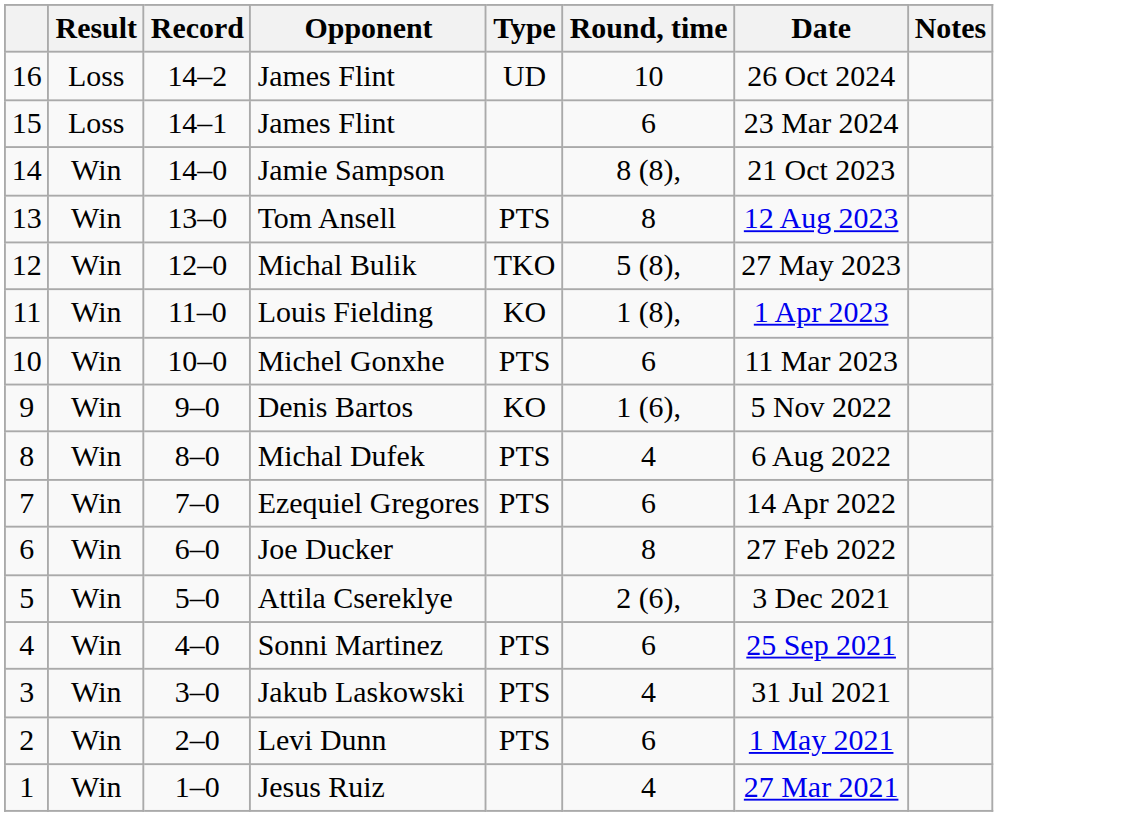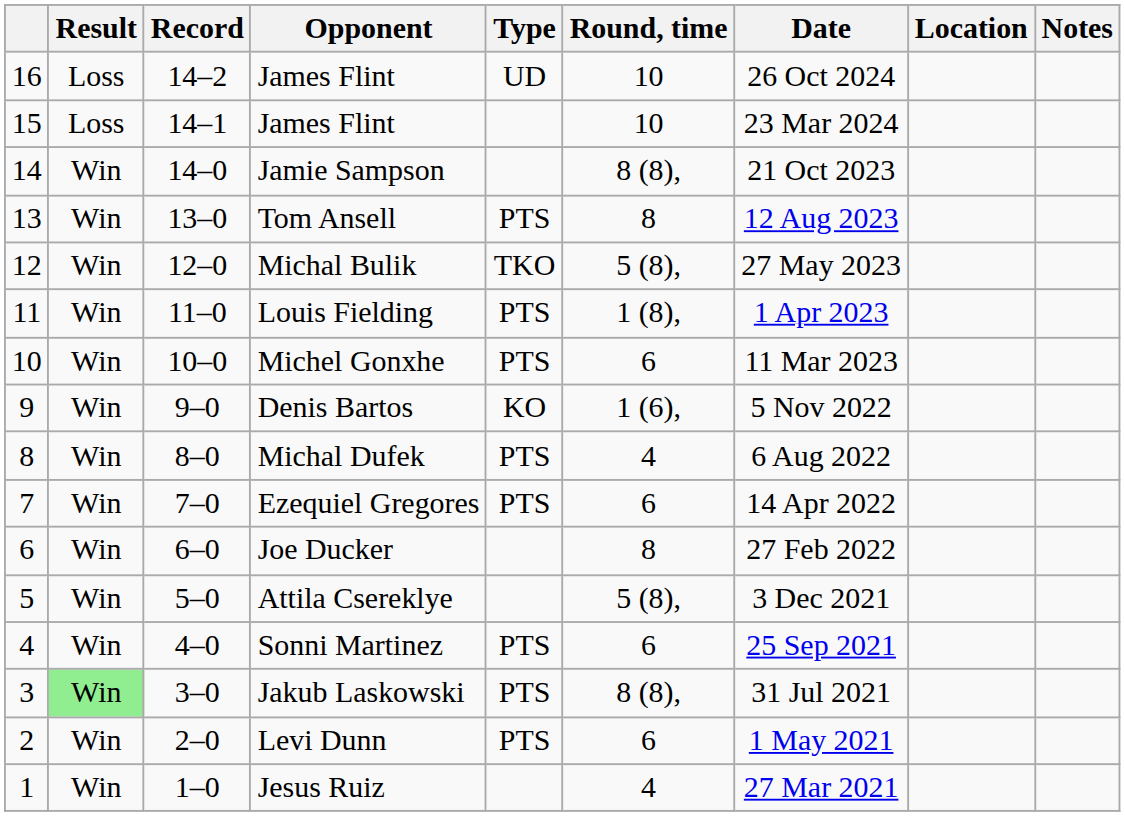+ column: (971, 28)
(649, 123) 6 -> (649, 123) 10
(525, 312) KO -> (525, 312) PTS
(649, 597) 2 (6), -> (649, 597) 5 (8),
(96, 692) no background -> (96, 692) lightgreen background
(649, 692) 4 -> (649, 692) 8 (8),
